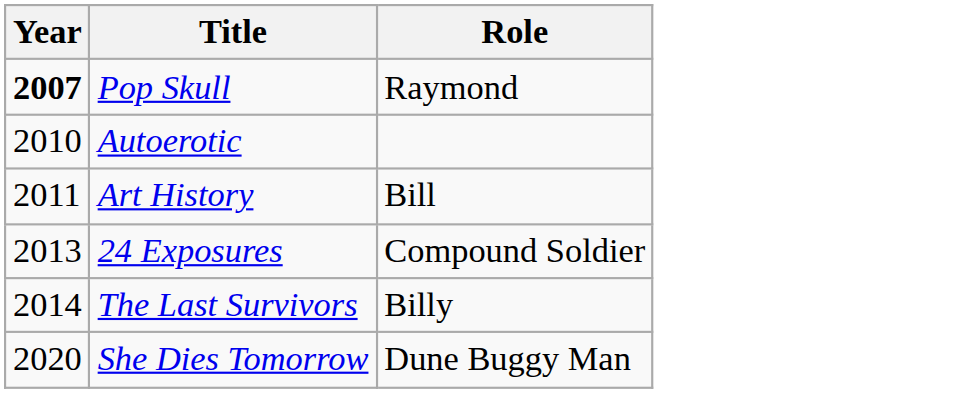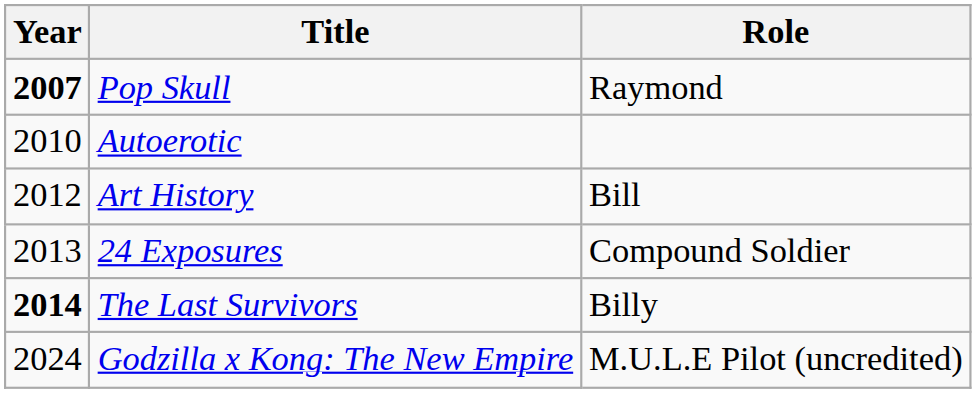(47, 195) 2011 -> (47, 195) 2012
(47, 304) normal -> (47, 304) bold
- row: (233, 359)
+ row: (335, 359)
